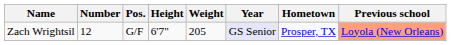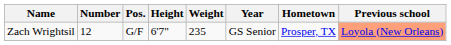(197, 31) 205 -> (197, 31) 235
(252, 31) lavender background -> (252, 31) no background
